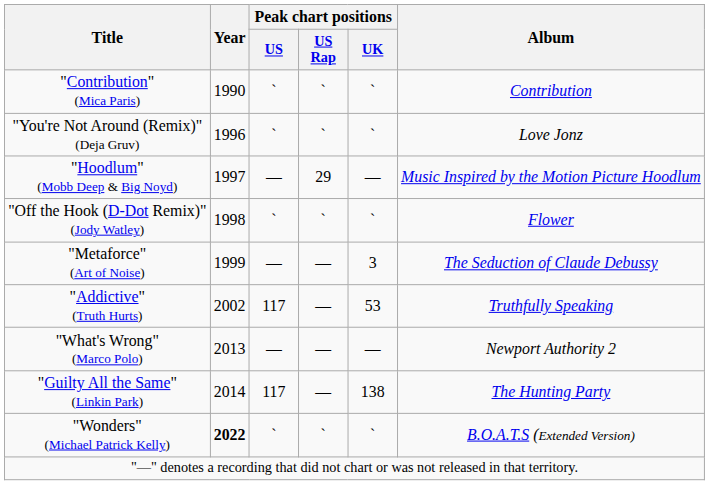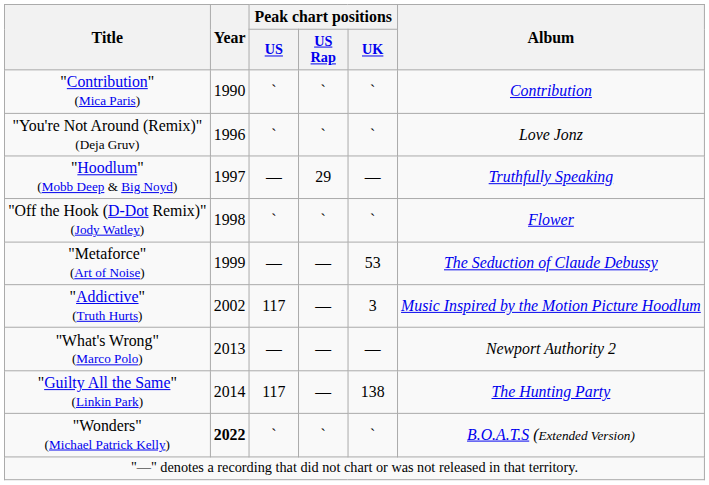(551, 177) Music Inspired by the Motion Picture Hoodlum -> (551, 177) Truthfully Speaking
(373, 263) 3 -> (373, 263) 53
(373, 306) 53 -> (373, 306) 3
(551, 306) Truthfully Speaking -> (551, 306) Music Inspired by the Motion Picture Hoodlum
